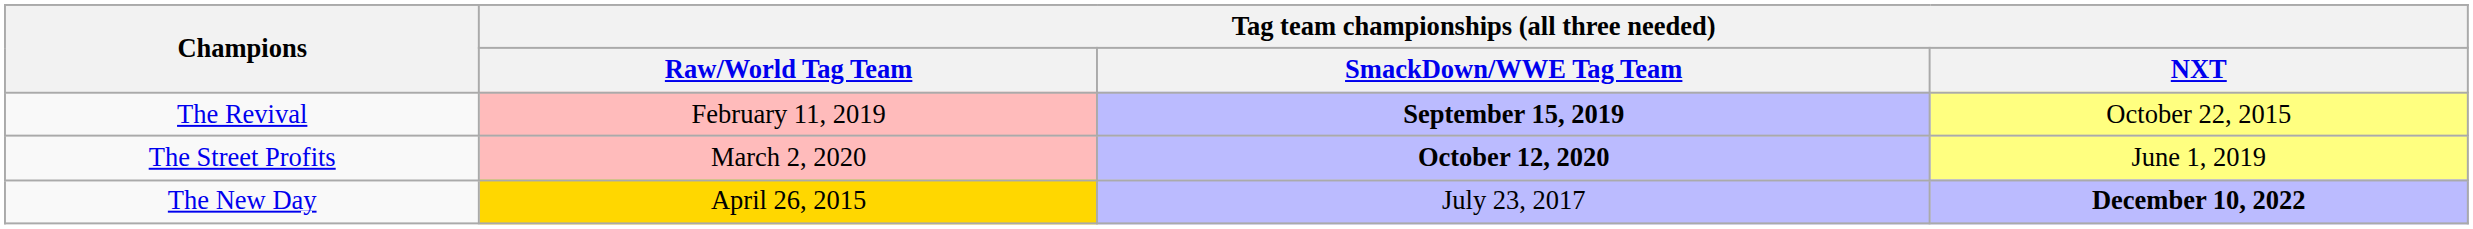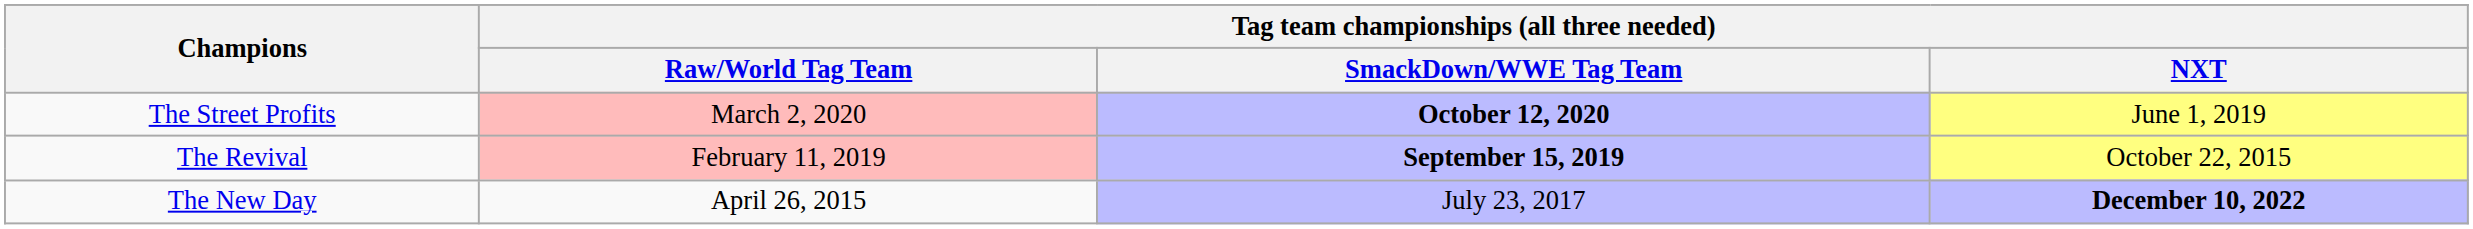rows swapped: (242, 113) <-> (242, 157)
(789, 200) gold background -> (789, 200) no background
